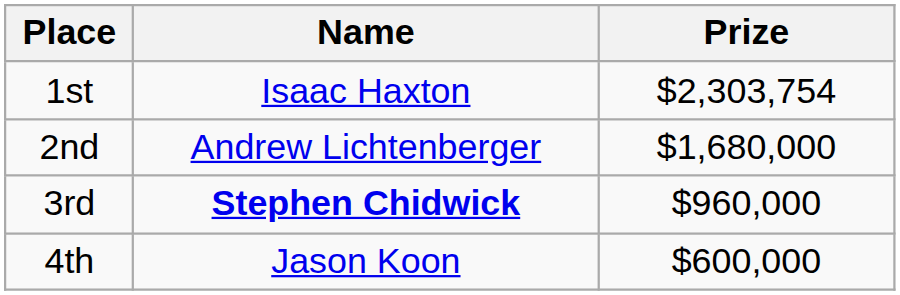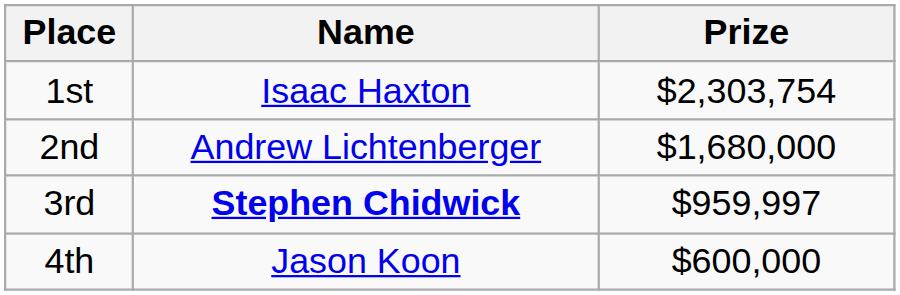(746, 203) $960,000 -> (746, 203) $959,997
